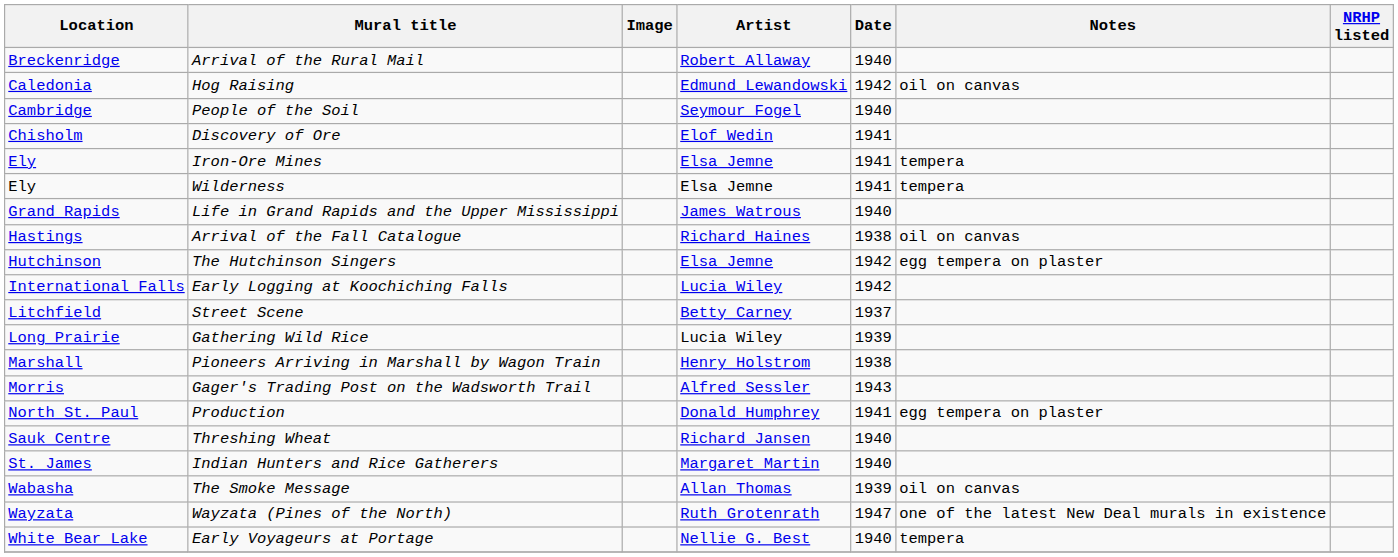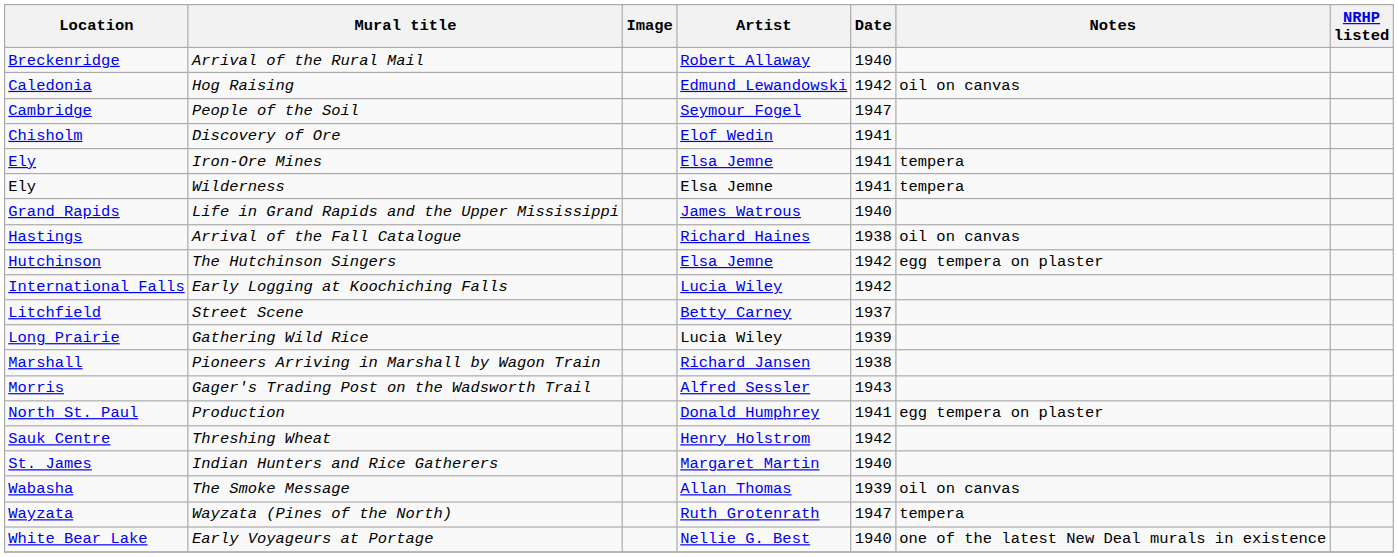(873, 111) 1940 -> (873, 111) 1947
(745, 363) Henry Holstrom -> (745, 363) Richard Jansen
(745, 438) Richard Jansen -> (745, 438) Henry Holstrom
(873, 438) 1940 -> (873, 438) 1942
(1113, 514) one of the latest New Deal murals in existence -> (932, 514) tempera
(932, 539) tempera -> (1113, 539) one of the latest New Deal murals in existence
